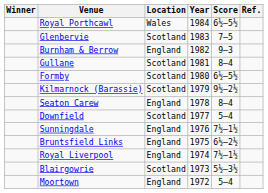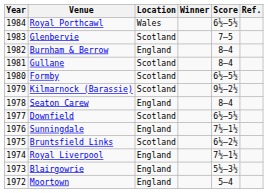columns swapped: (200, 11) <-> (21, 11)
(226, 51) 9–3 -> (226, 51) 8–4
(226, 117) 5–4 -> (226, 117) 6½–5½
(164, 143) England -> (156, 143) Scotland
(166, 169) Scotland -> (154, 169) England
